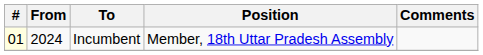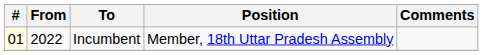(46, 38) 2024 -> (46, 38) 2022
